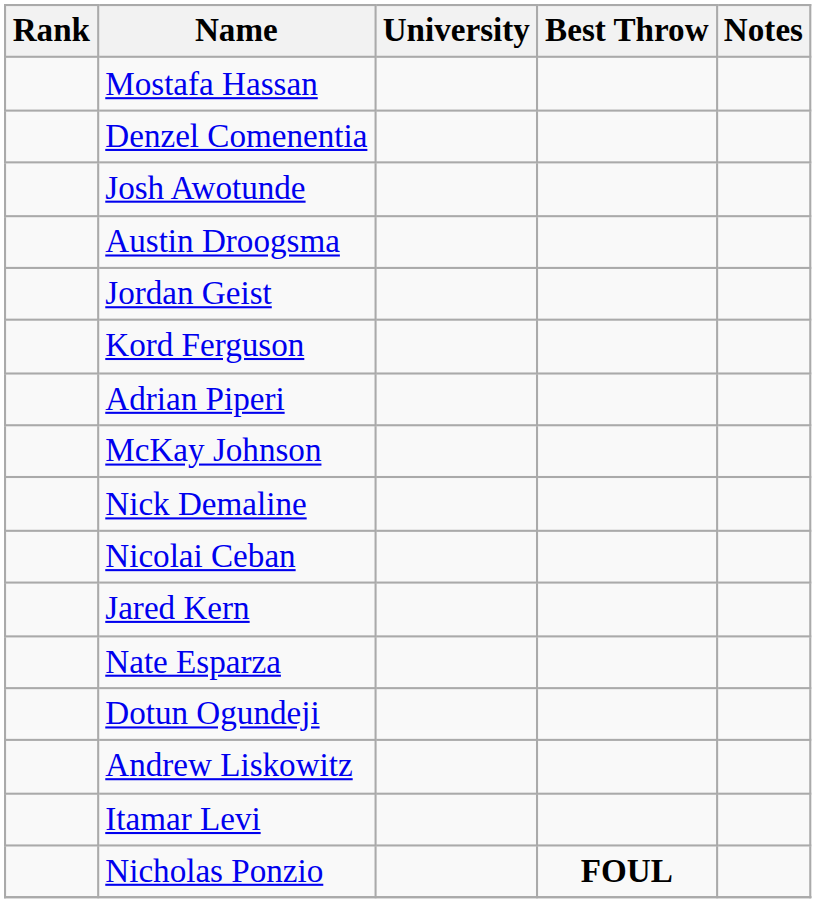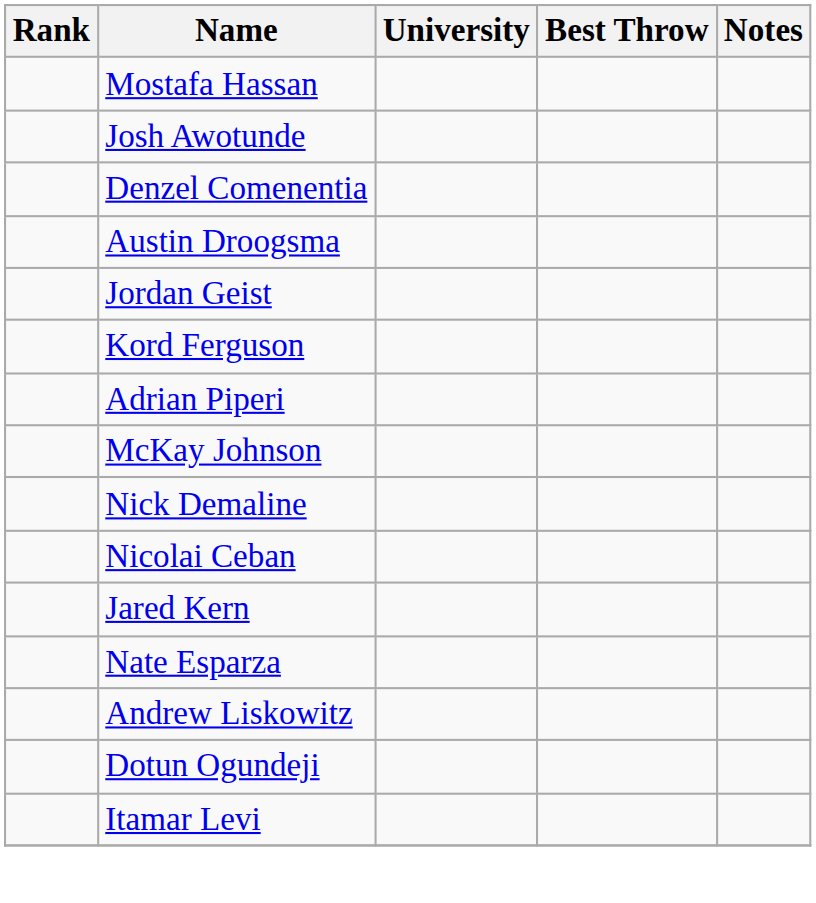rows swapped: (236, 135) <-> (205, 188)
rows swapped: (212, 713) <-> (229, 766)
- row: (214, 871)
